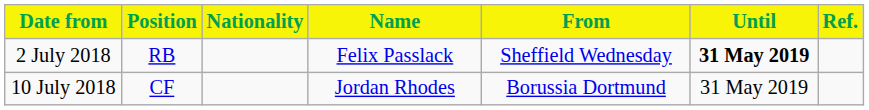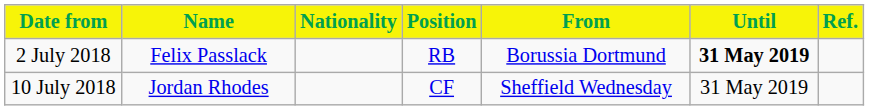columns swapped: (162, 21) <-> (395, 21)
(586, 55) Sheffield Wednesday -> (586, 55) Borussia Dortmund
(586, 88) Borussia Dortmund -> (586, 88) Sheffield Wednesday
